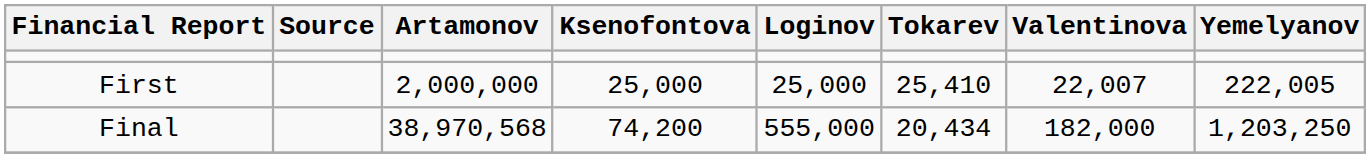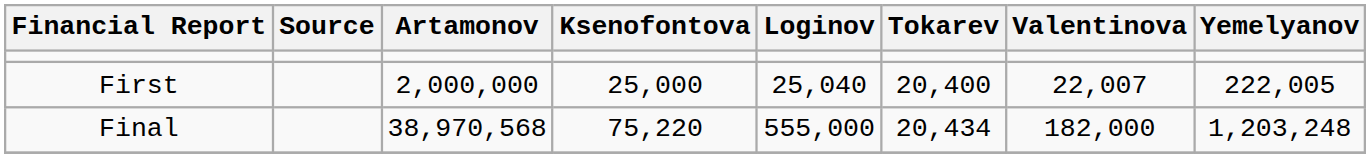(819, 85) 25,000 -> (819, 85) 25,040
(944, 85) 25,410 -> (944, 85) 20,400
(655, 129) 74,200 -> (655, 129) 75,220
(1280, 129) 1,203,250 -> (1280, 129) 1,203,248
